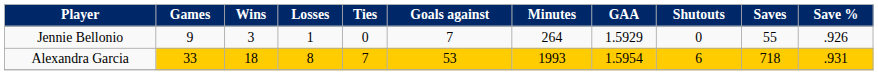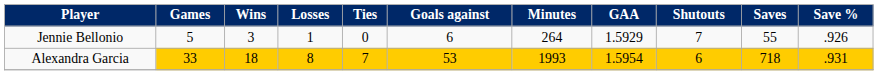(190, 37) 9 -> (190, 37) 5
(450, 37) 7 -> (450, 37) 6
(699, 37) 0 -> (699, 37) 7
